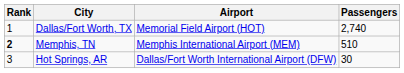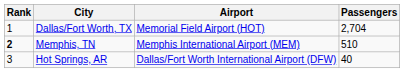(353, 28) 2,740 -> (353, 28) 2,704
(347, 60) 30 -> (347, 60) 40
